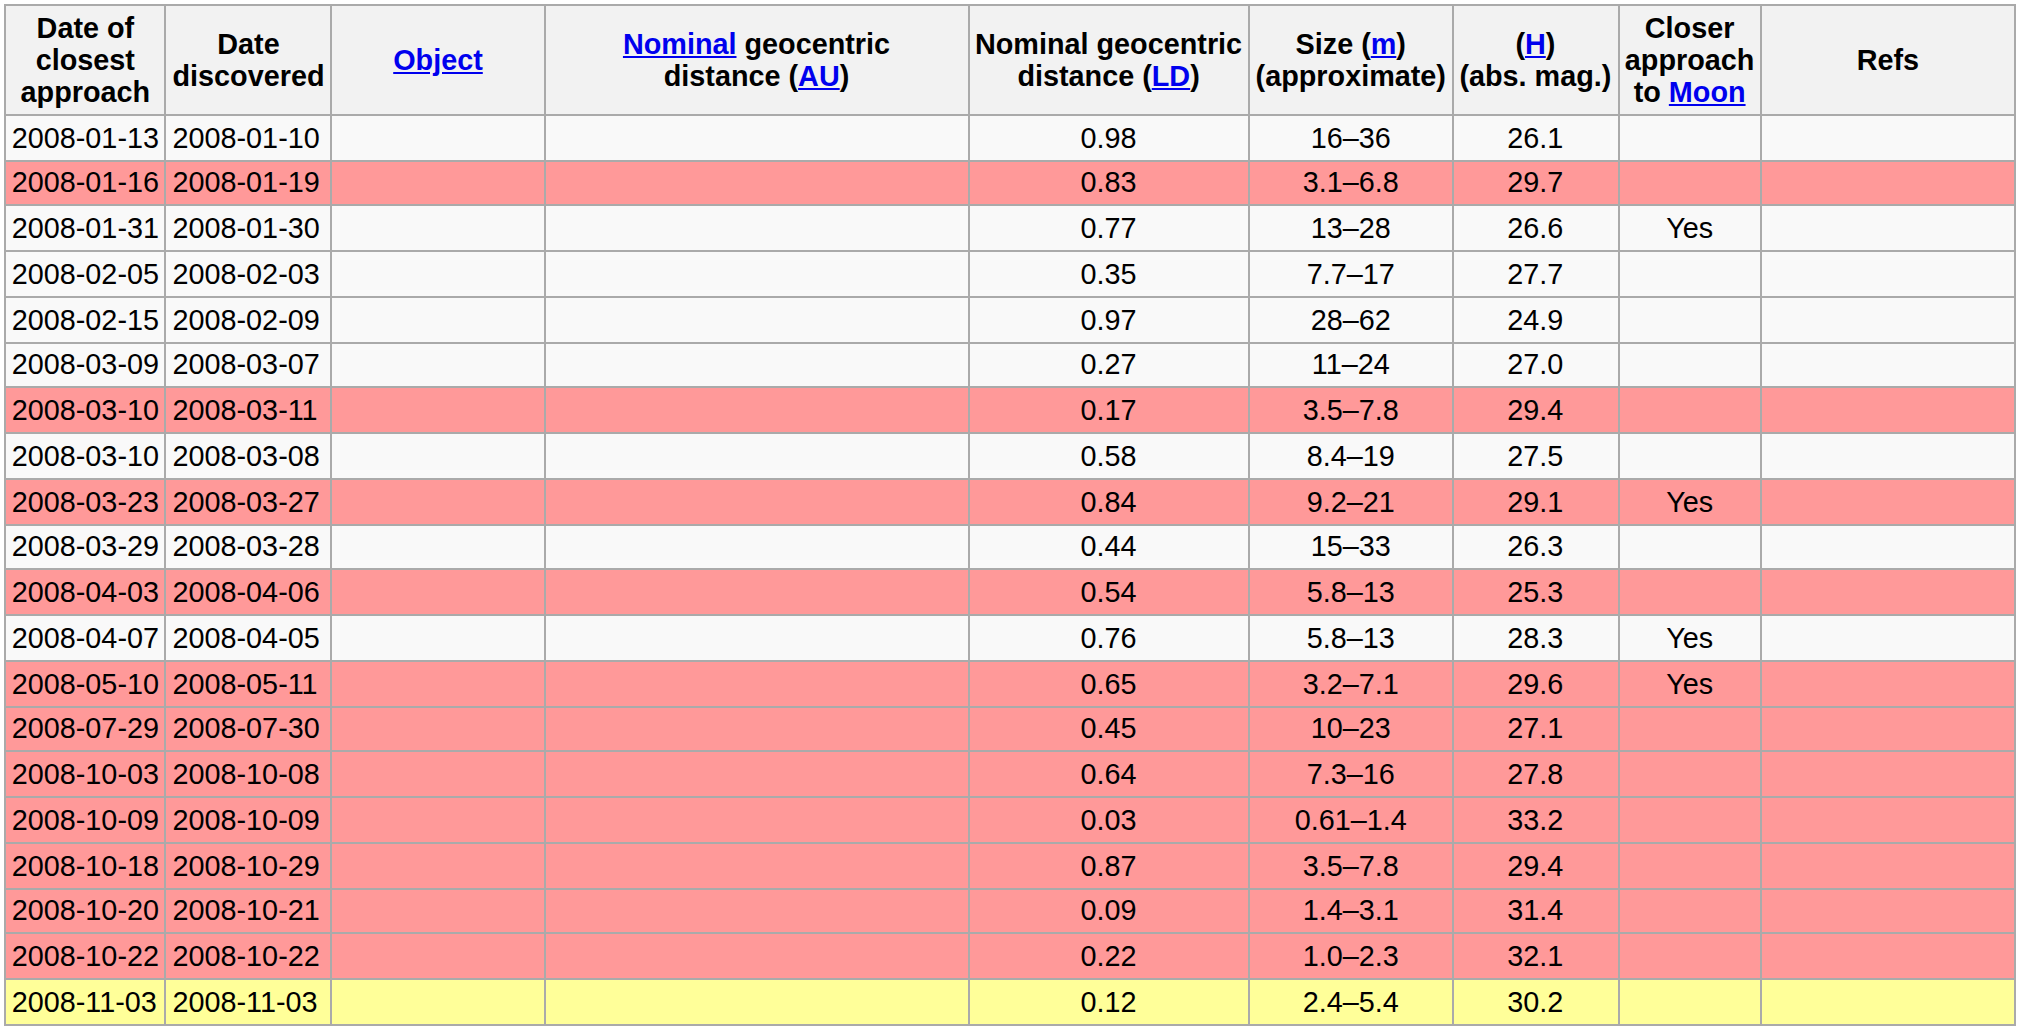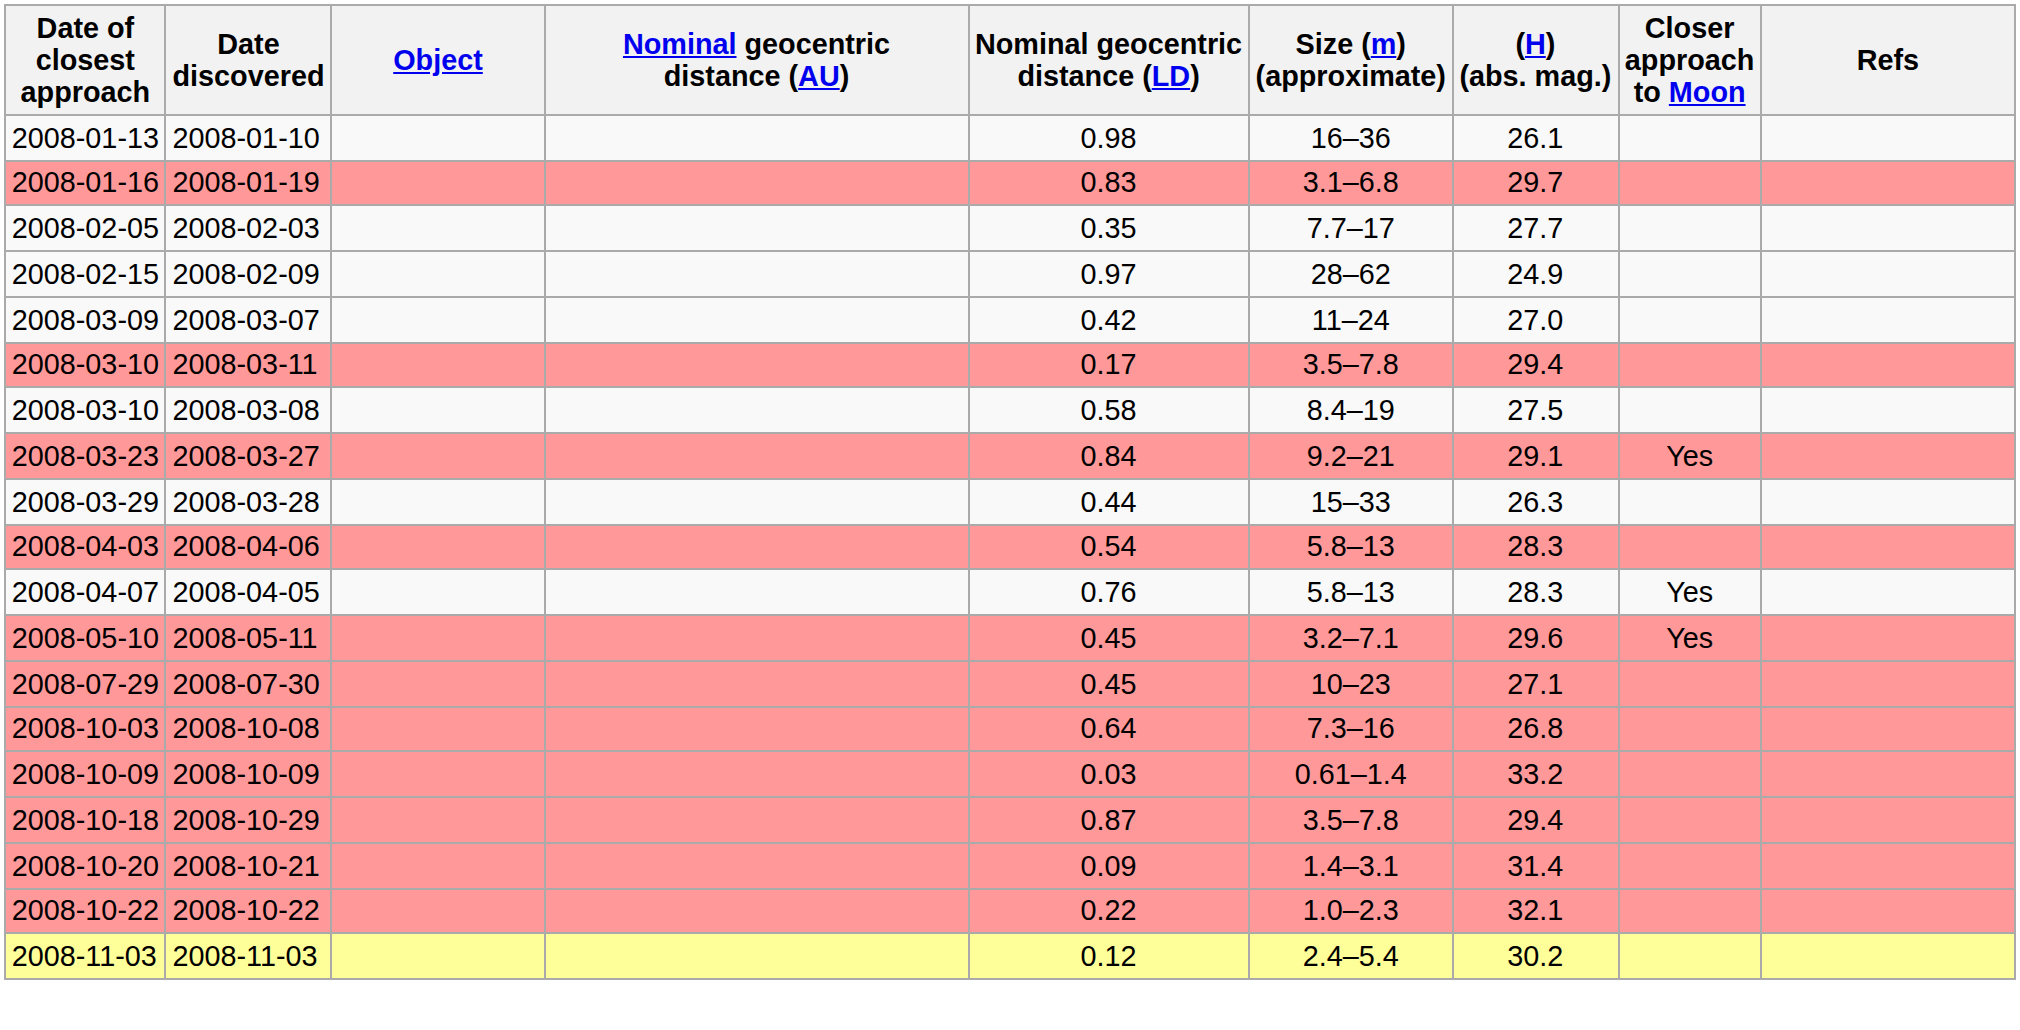- row: (246, 229)
(1109, 365) 0.27 -> (1109, 320) 0.42
(1535, 593) 25.3 -> (1535, 547) 28.3
(1109, 684) 0.65 -> (1109, 638) 0.45
(1535, 775) 27.8 -> (1535, 729) 26.8
